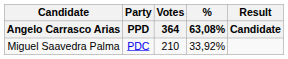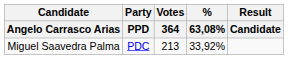(170, 46) 210 -> (170, 46) 213
